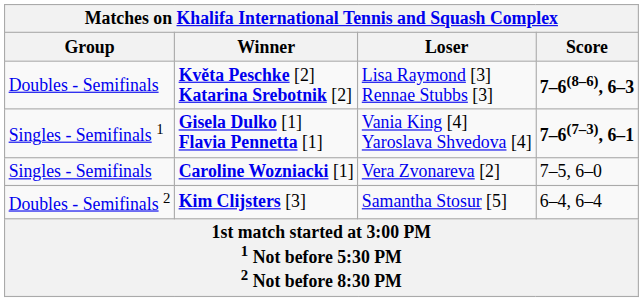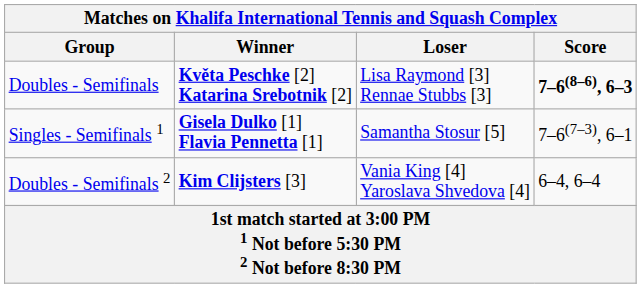(447, 133) Vania King [4] Yaroslava Shvedova [4] -> (433, 133) Samantha Stosur [5]
(587, 133) bold -> (585, 133) normal
- row: (80, 171)
(434, 201) Samantha Stosur [5] -> (445, 181) Vania King [4] Yaroslava Shvedova [4]
